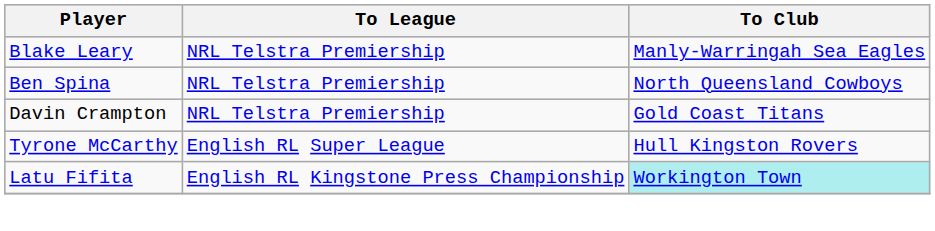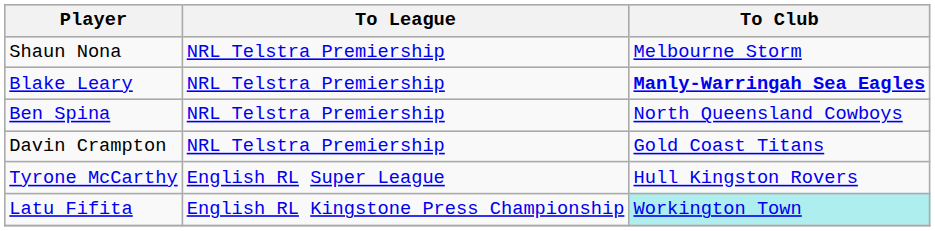+ row: (65, 52)
(779, 52) normal -> (779, 83) bold
